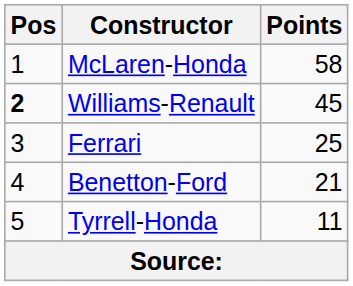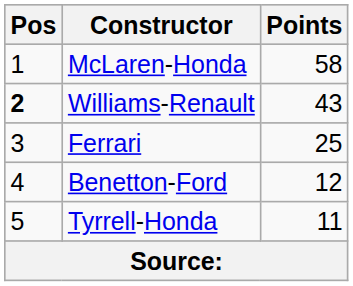(329, 104) 45 -> (329, 104) 43
(329, 183) 21 -> (329, 183) 12
